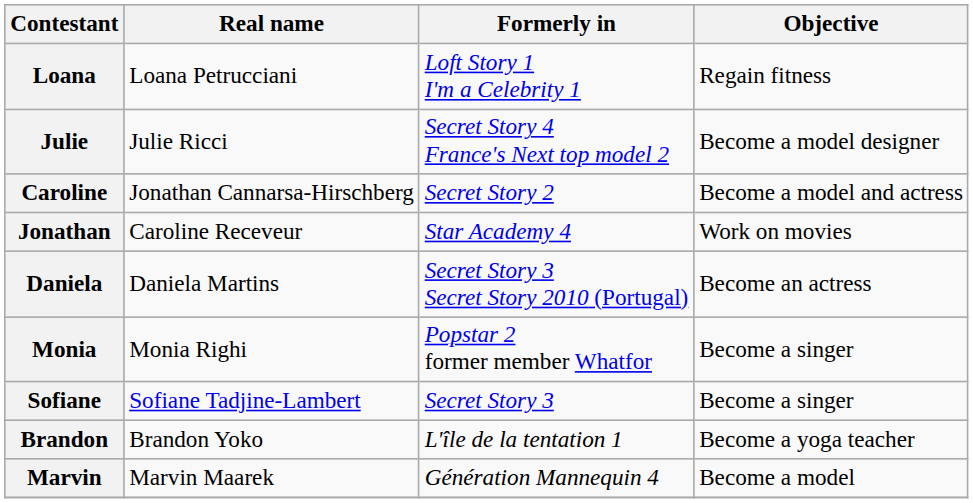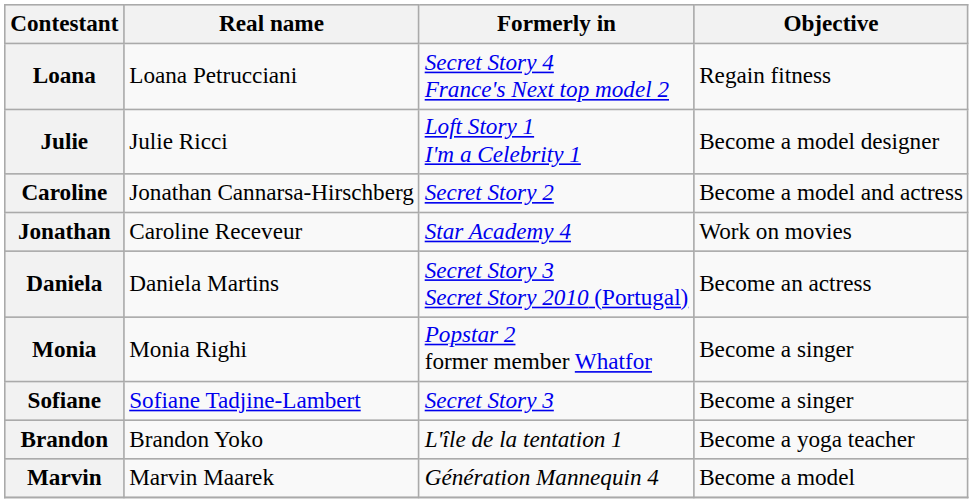(503, 75) Loft Story 1 I'm a Celebrity 1 -> (547, 75) Secret Story 4 France's Next top model 2
(547, 141) Secret Story 4 France's Next top model 2 -> (503, 141) Loft Story 1 I'm a Celebrity 1
